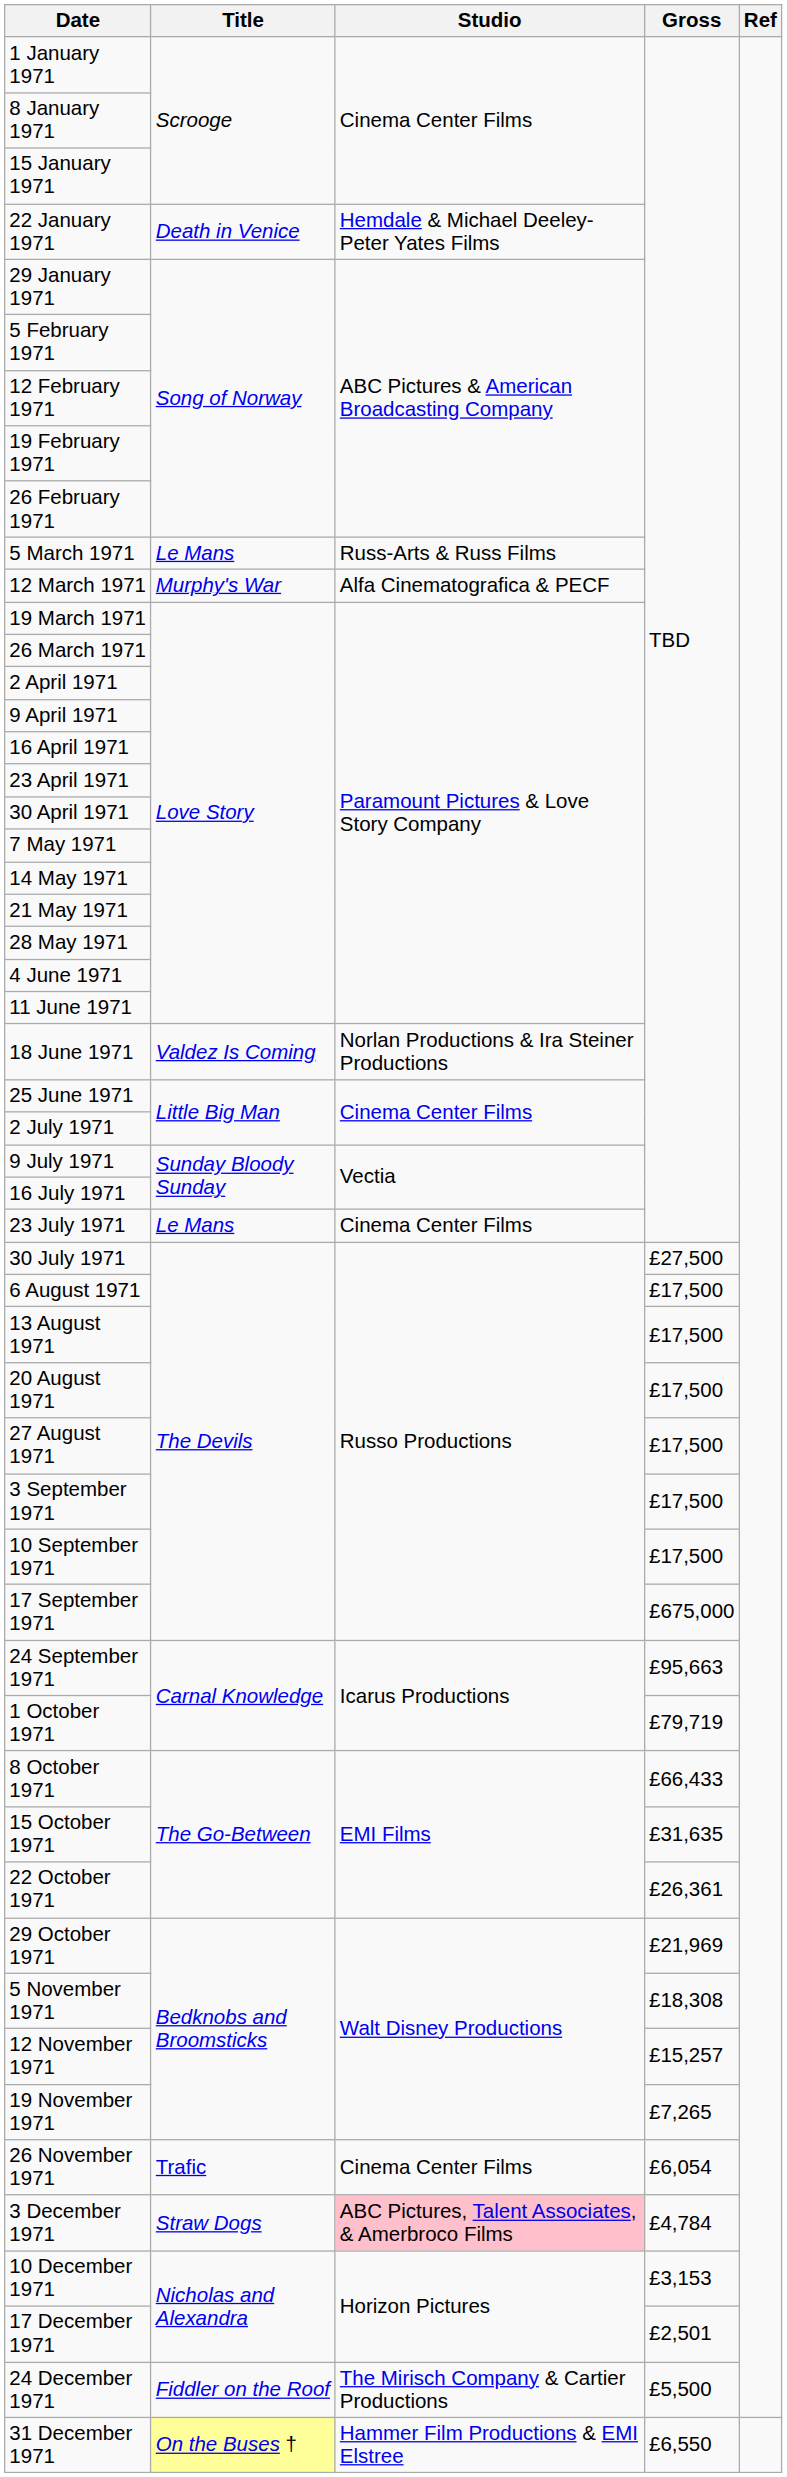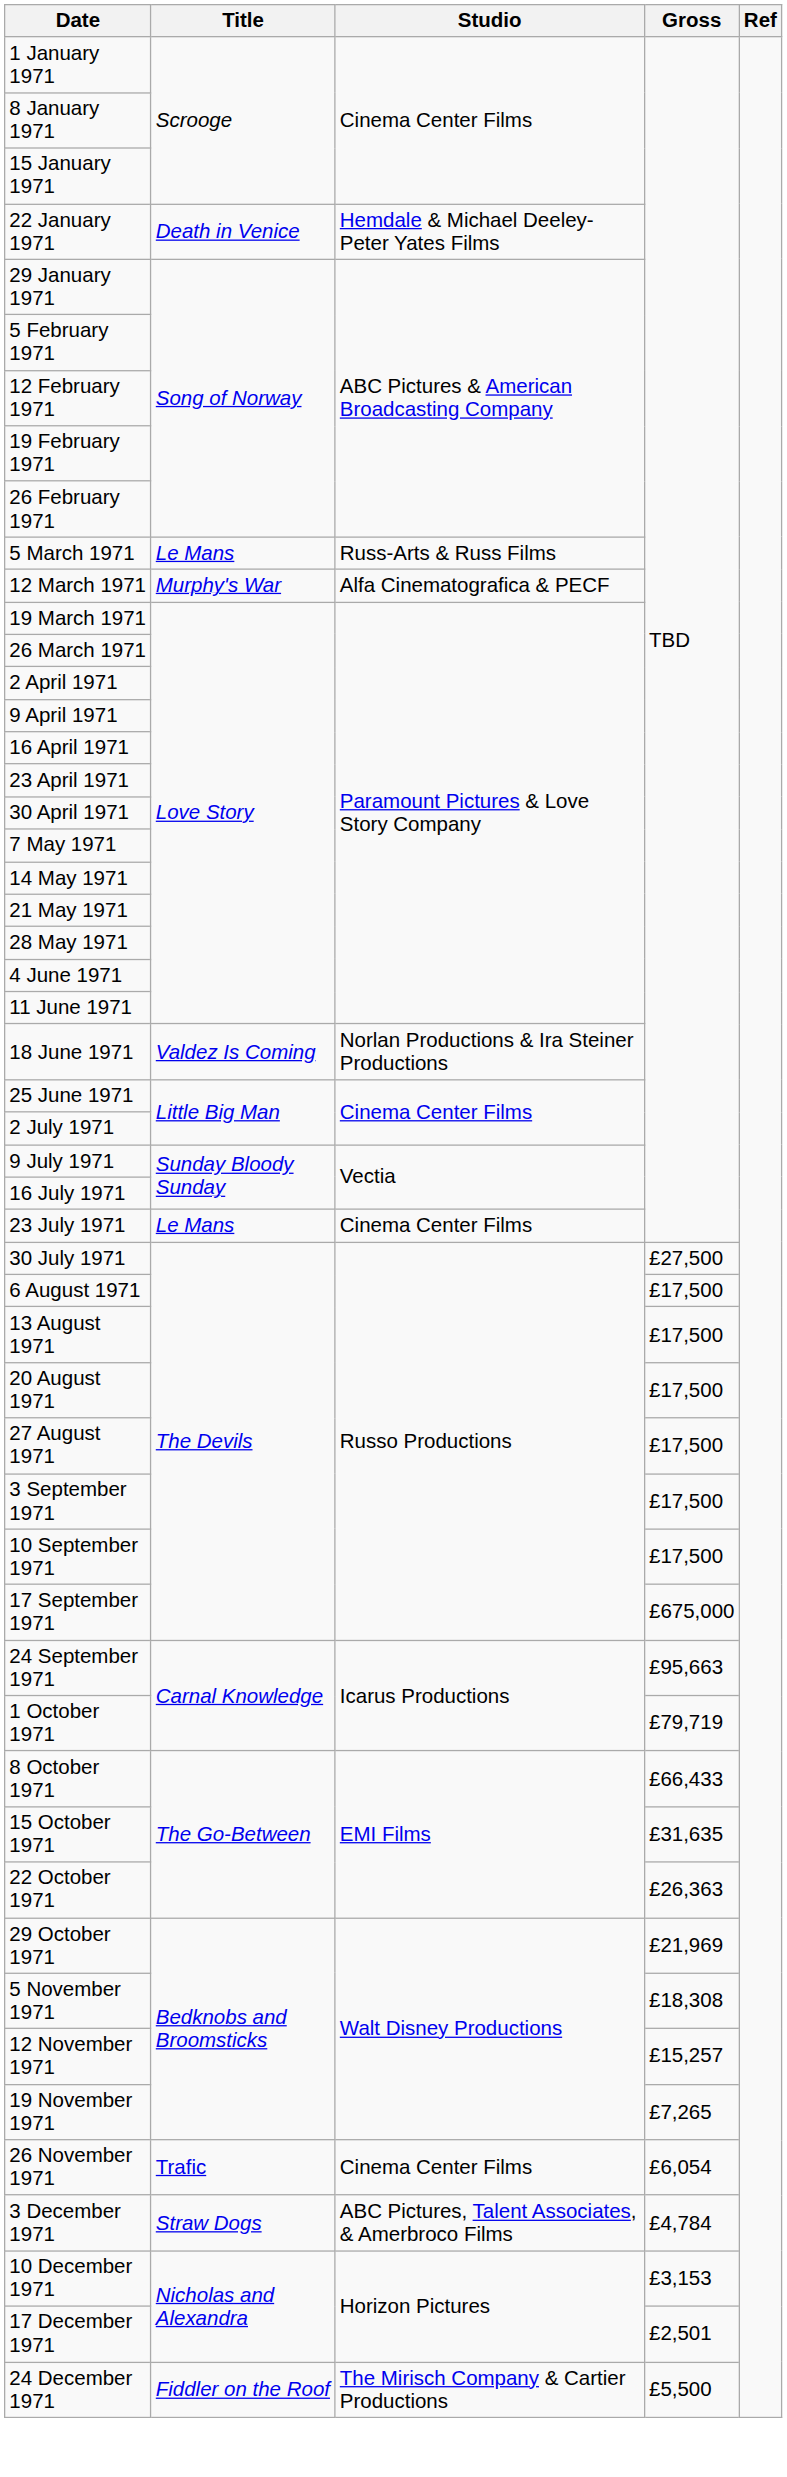(686, 1889) £26,361 -> (686, 1889) £26,363
(488, 2222) pink background -> (488, 2222) no background
- row: (71, 2444)
